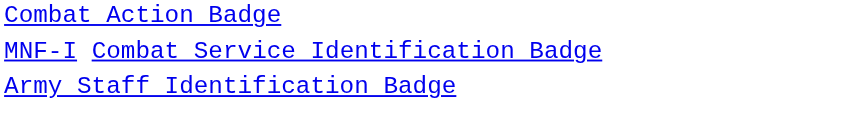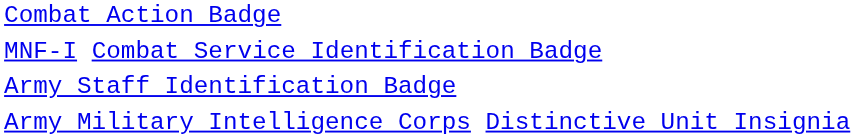+ row: (427, 122)
